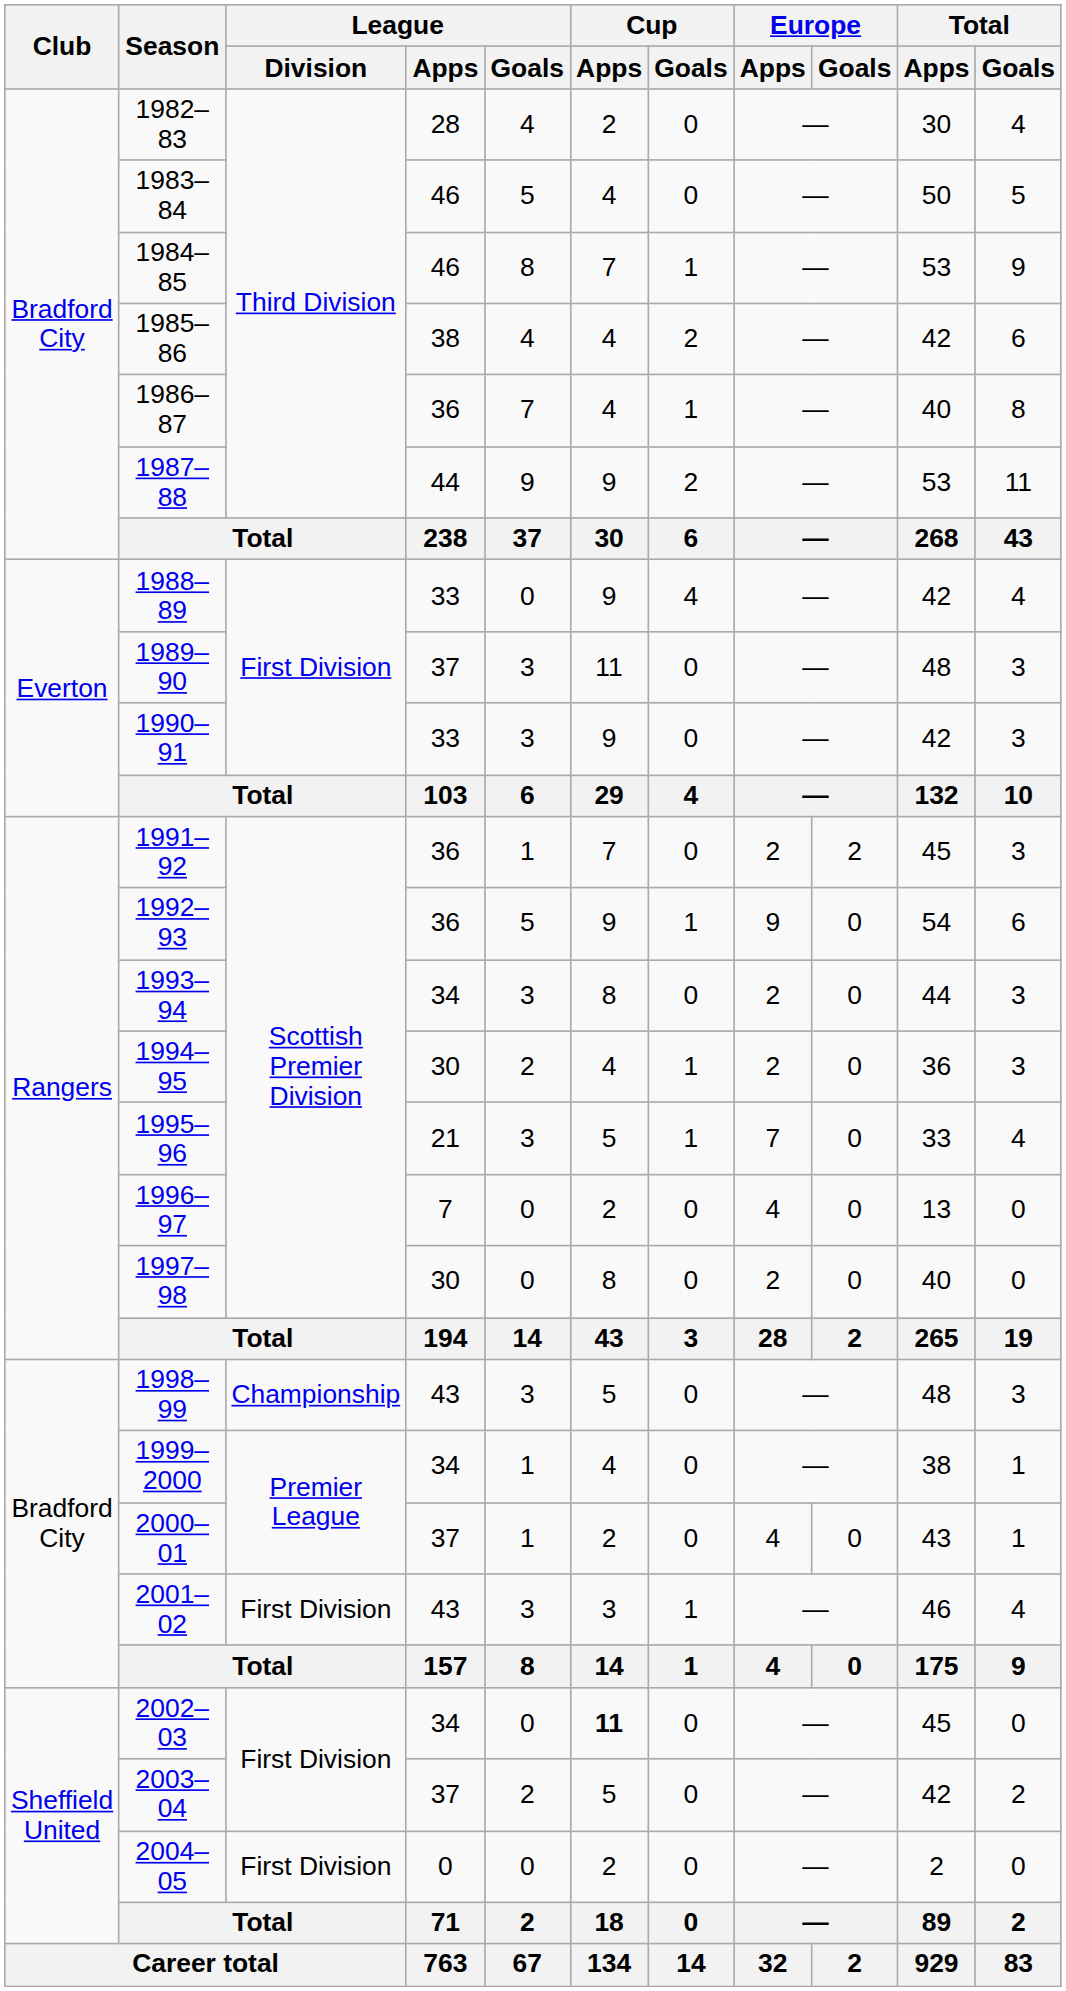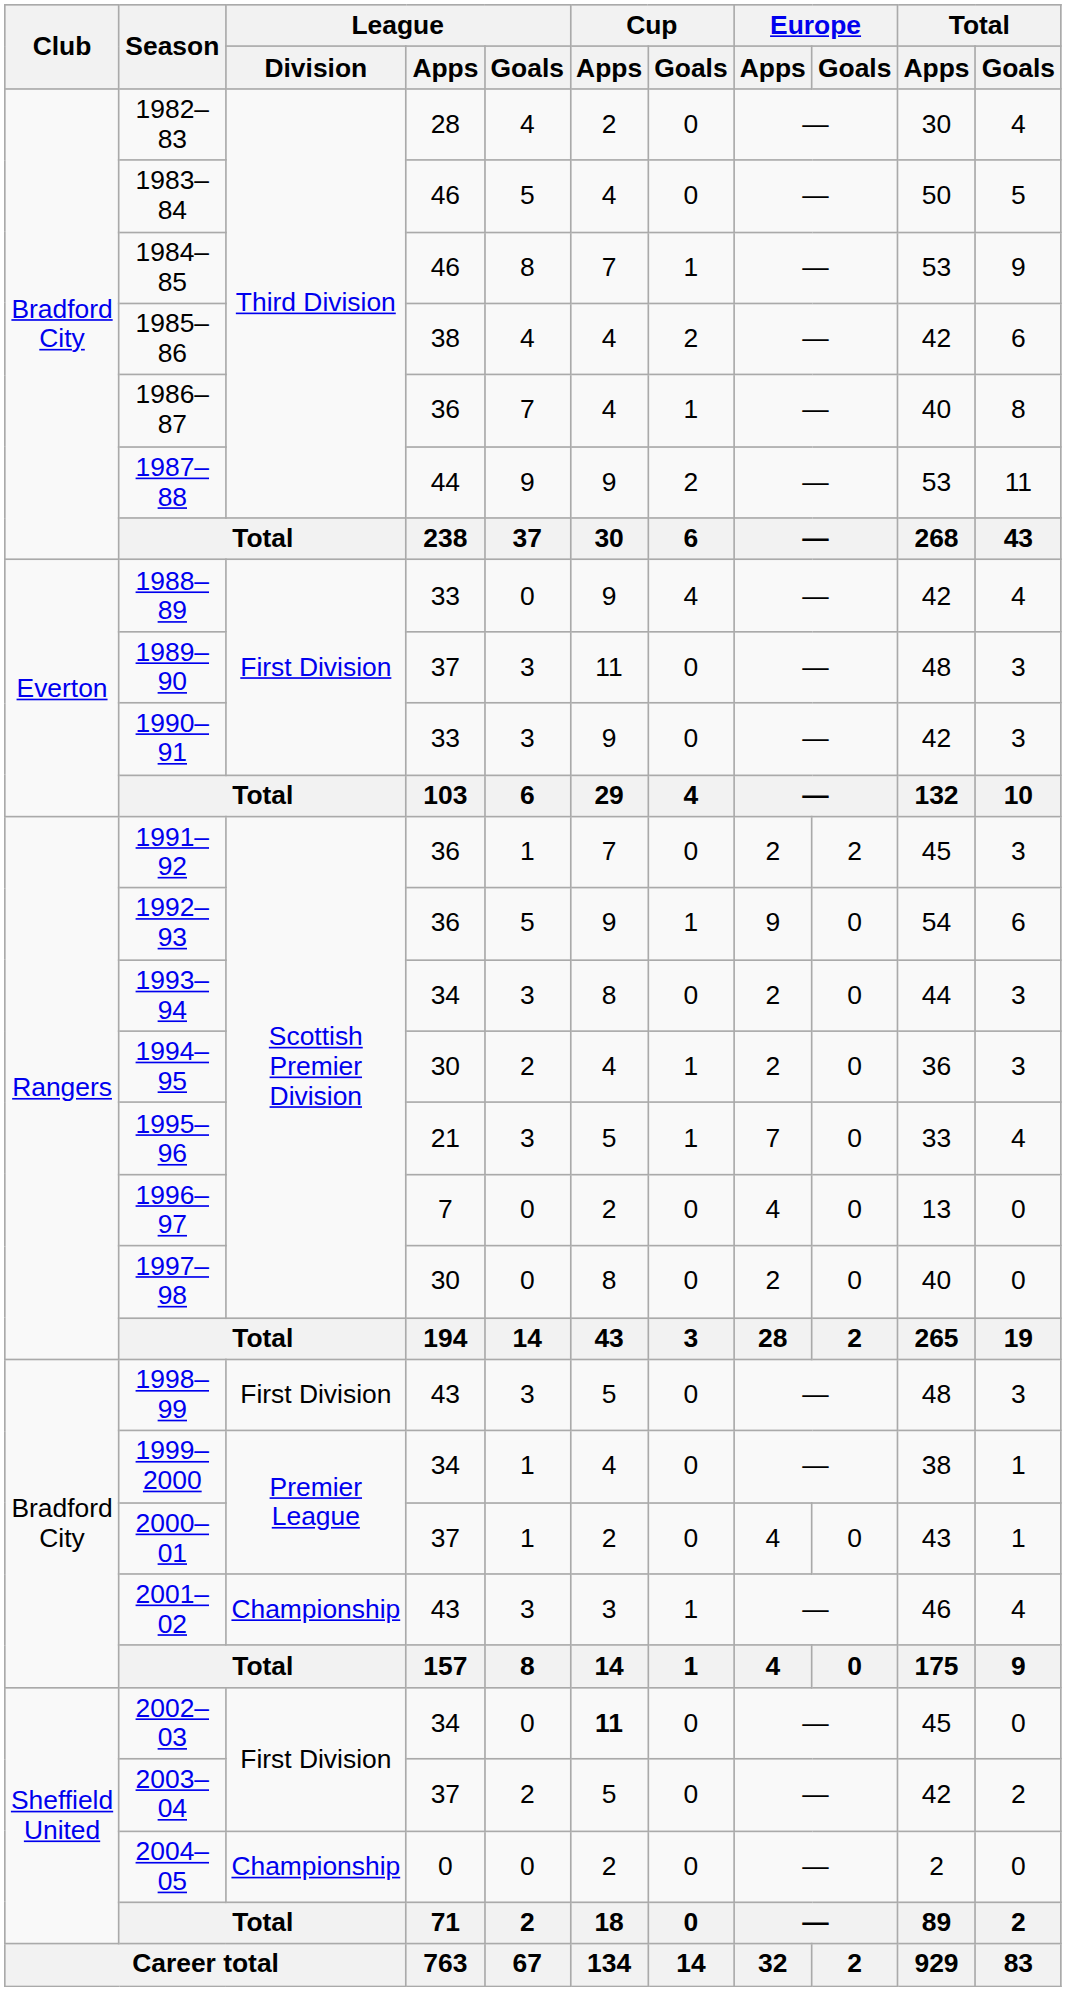(316, 1394) Championship -> (316, 1394) First Division
(316, 1609) First Division -> (316, 1609) Championship
(316, 1866) First Division -> (316, 1866) Championship
